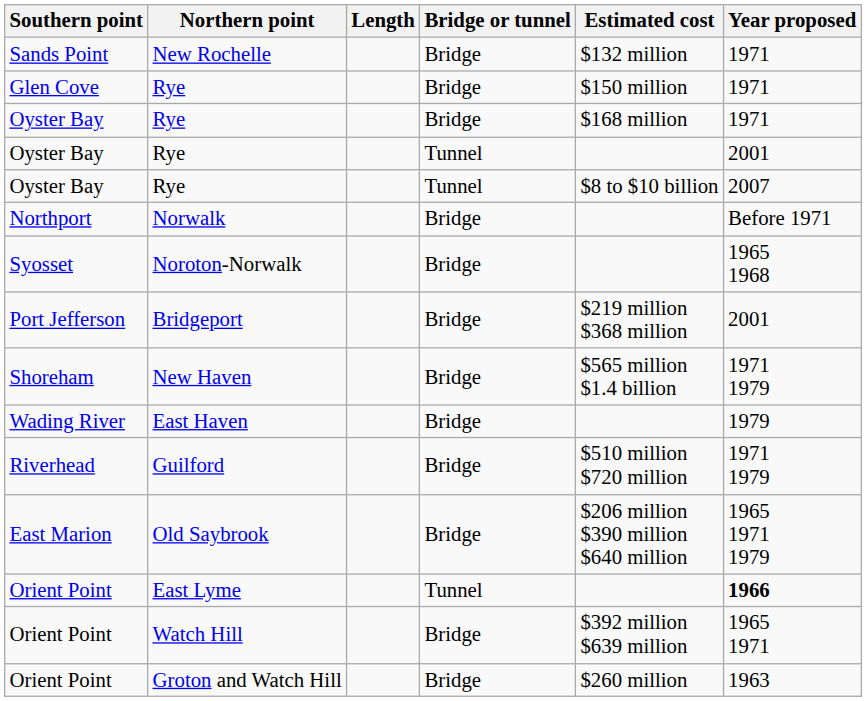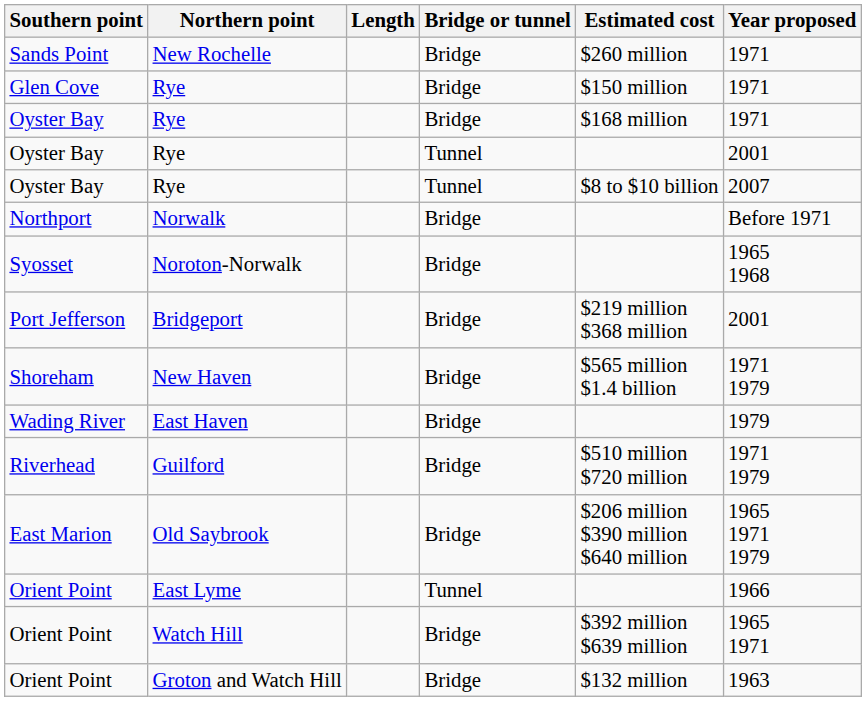(634, 53) $132 million -> (634, 53) $260 million
(749, 590) bold -> (749, 590) normal
(634, 679) $260 million -> (634, 679) $132 million
